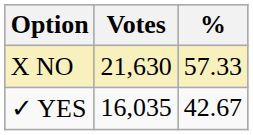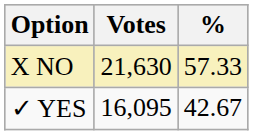(136, 108) 16,035 -> (136, 108) 16,095
